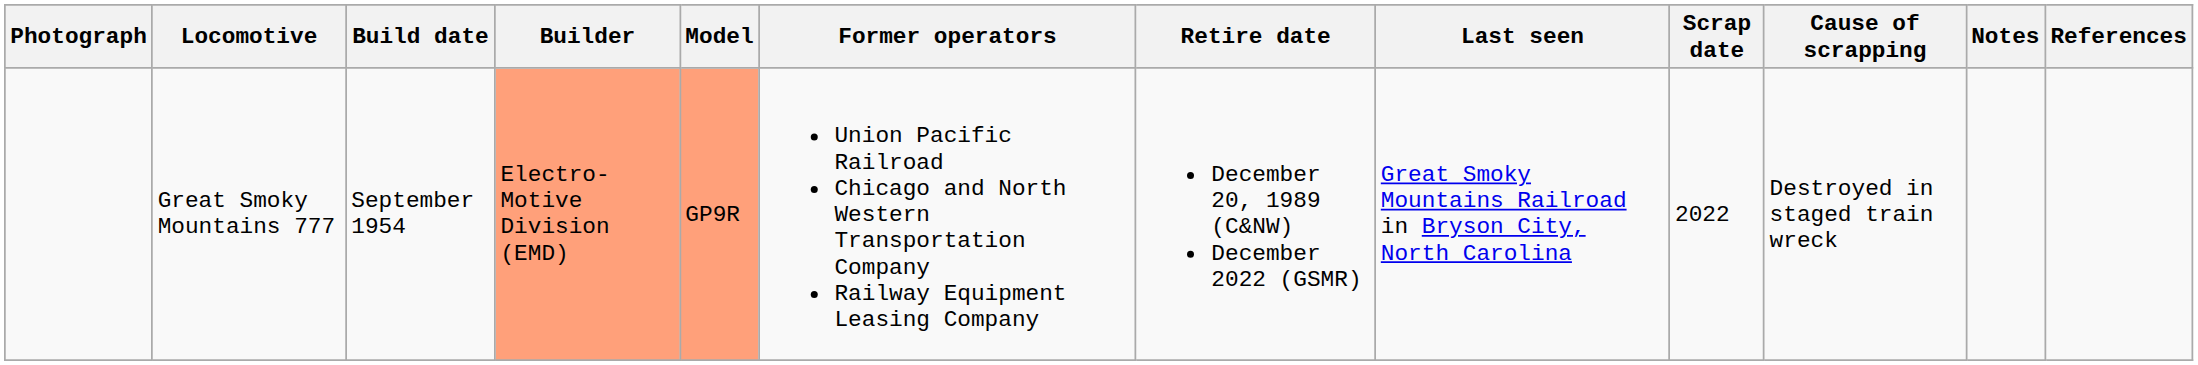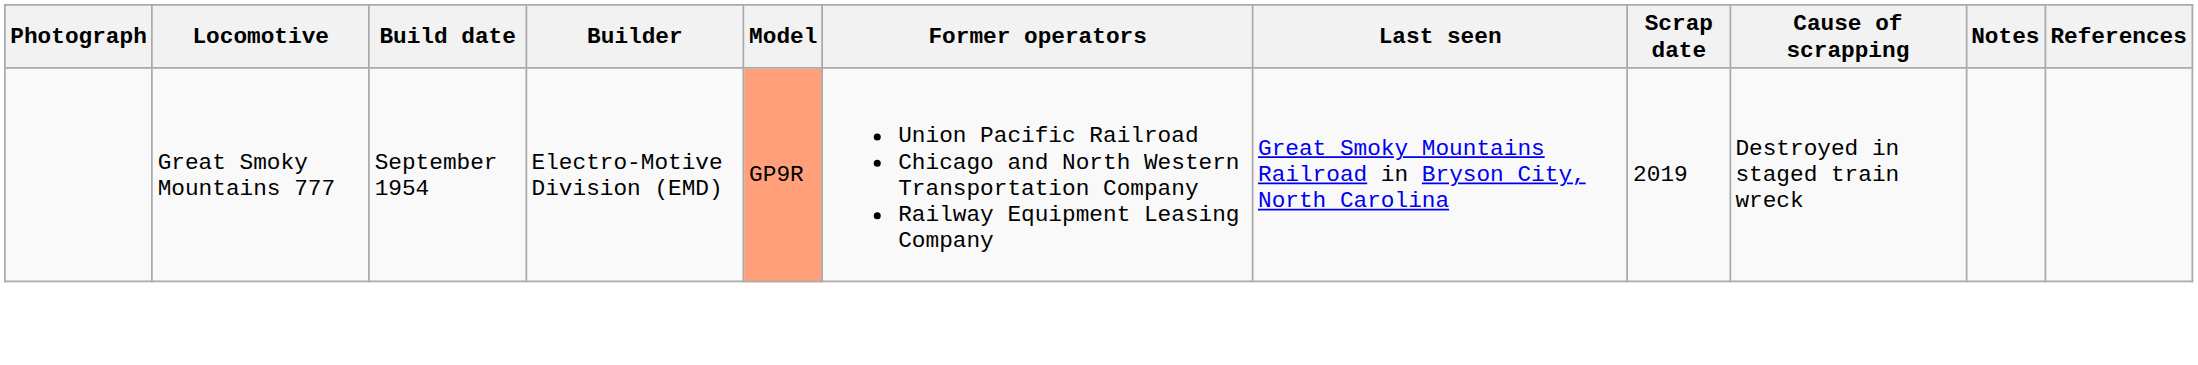- column: (1256, 37)
(555, 214) lightsalmon background -> (627, 175) no background
(1702, 214) 2022 -> (1660, 175) 2019
